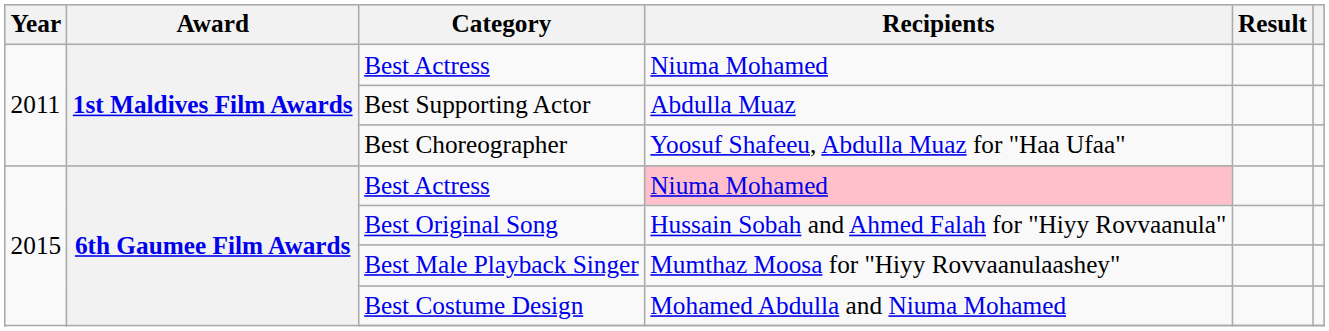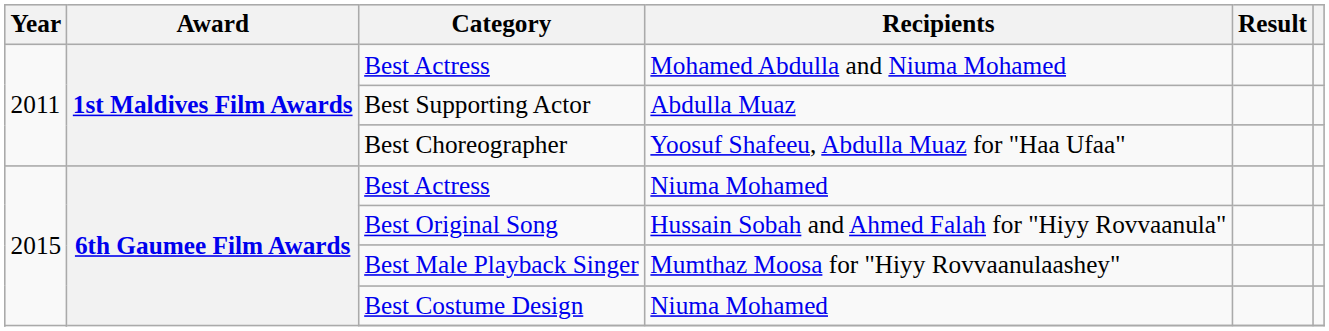(739, 64) Niuma Mohamed -> (858, 64) Mohamed Abdulla and Niuma Mohamed
(739, 184) pink background -> (739, 184) no background
(858, 305) Mohamed Abdulla and Niuma Mohamed -> (739, 305) Niuma Mohamed
